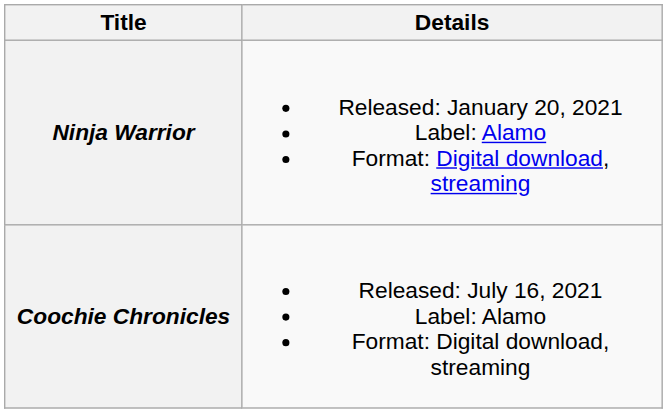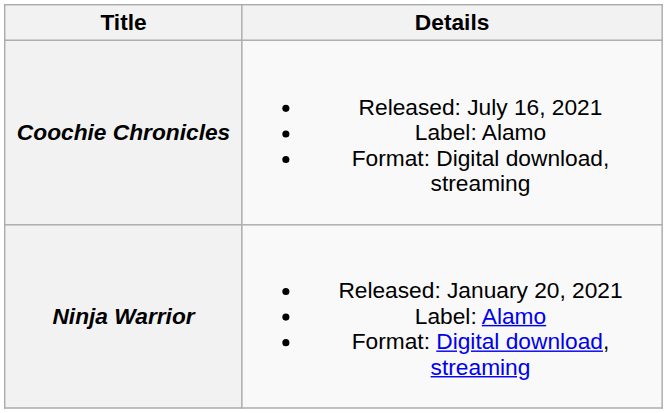rows swapped: (124, 132) <-> (124, 316)
